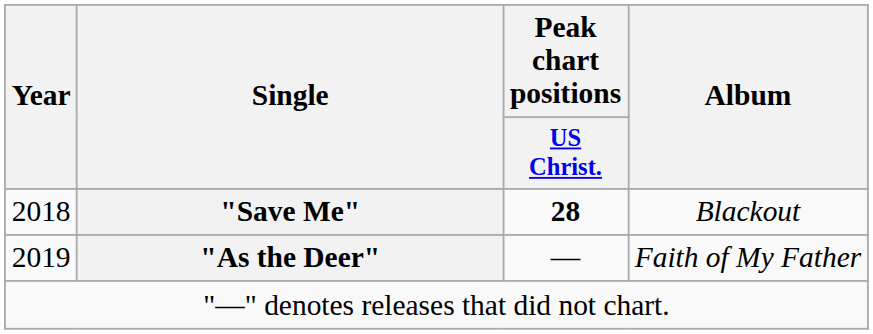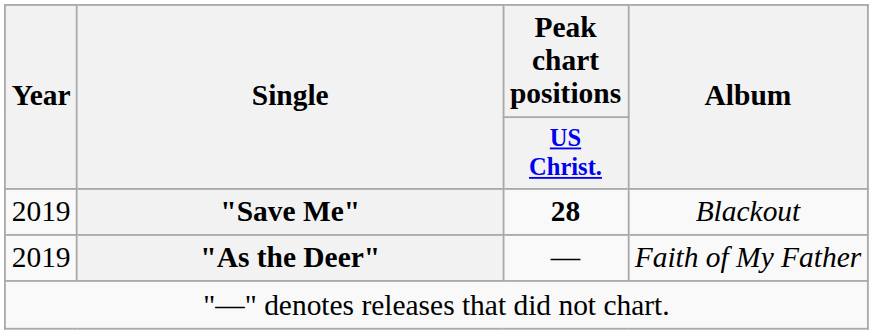(41, 211) 2018 -> (41, 211) 2019
